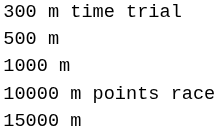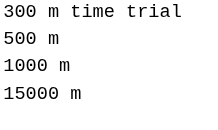- row: (109, 94)
